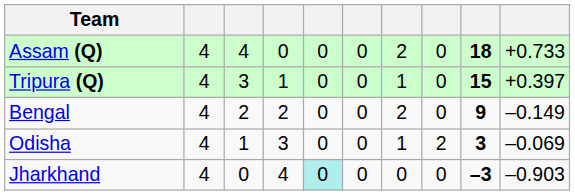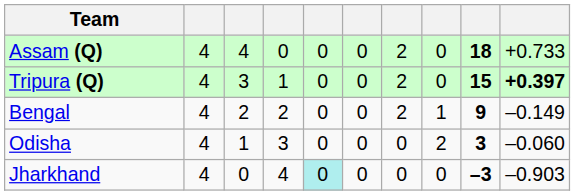(402, 81) 1 -> (402, 81) 2
(535, 81) normal -> (535, 81) bold
(441, 112) 0 -> (441, 112) 1
(402, 143) 1 -> (402, 143) 0
(535, 143) –0.069 -> (535, 143) –0.060
